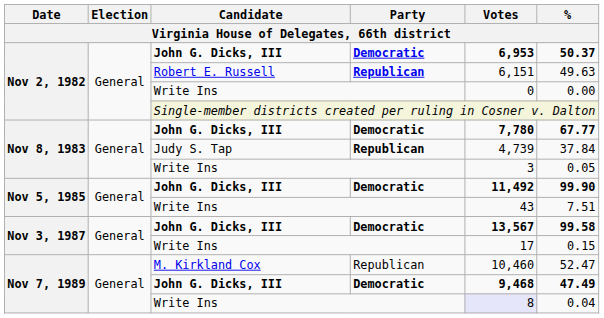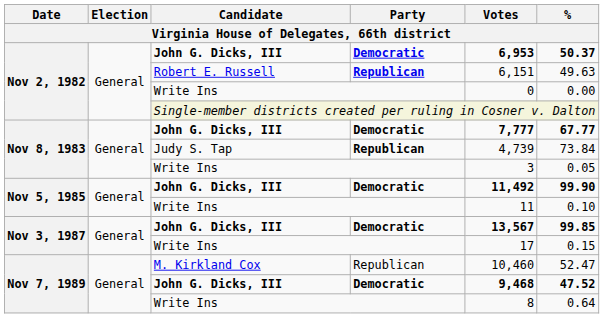(516, 130) 7,780 -> (516, 130) 7,777
(578, 149) 37.84 -> (578, 149) 73.84
(527, 207) 43 -> (527, 207) 11
(581, 207) 7.51 -> (581, 207) 0.10
(578, 226) 99.58 -> (578, 226) 99.85
(578, 284) 47.49 -> (578, 284) 47.52
(530, 303) lavender background -> (530, 303) no background
(581, 303) 0.04 -> (581, 303) 0.64
